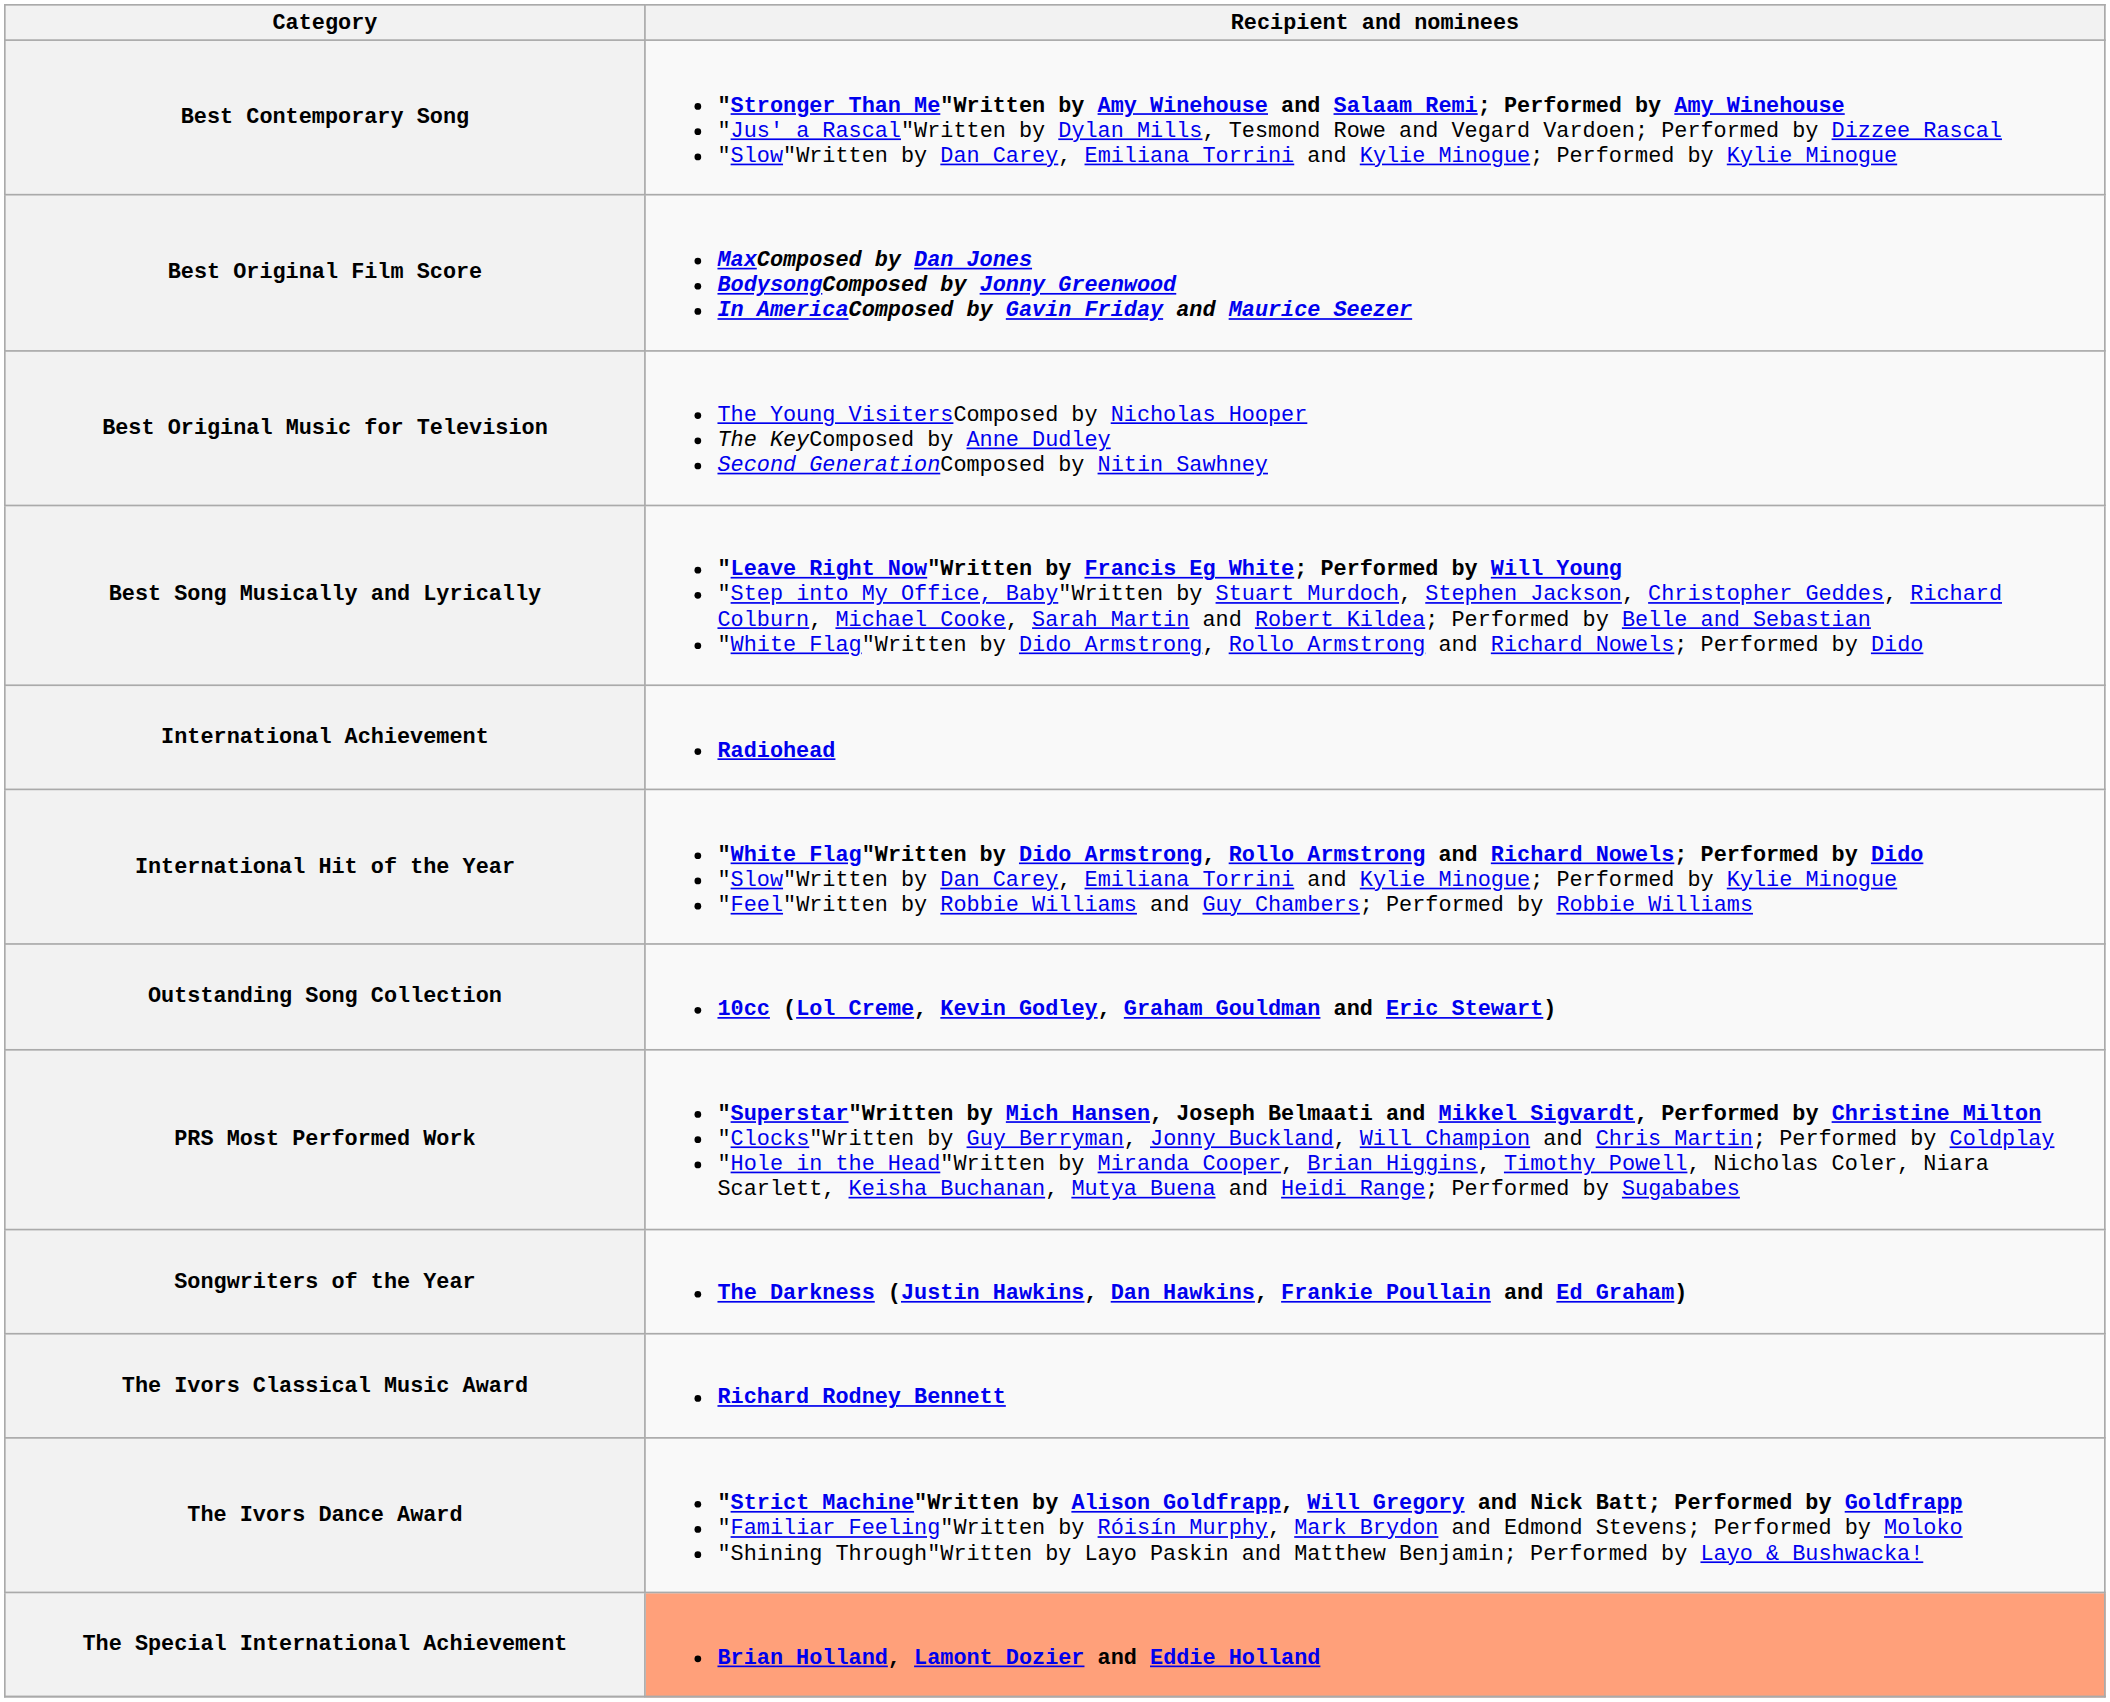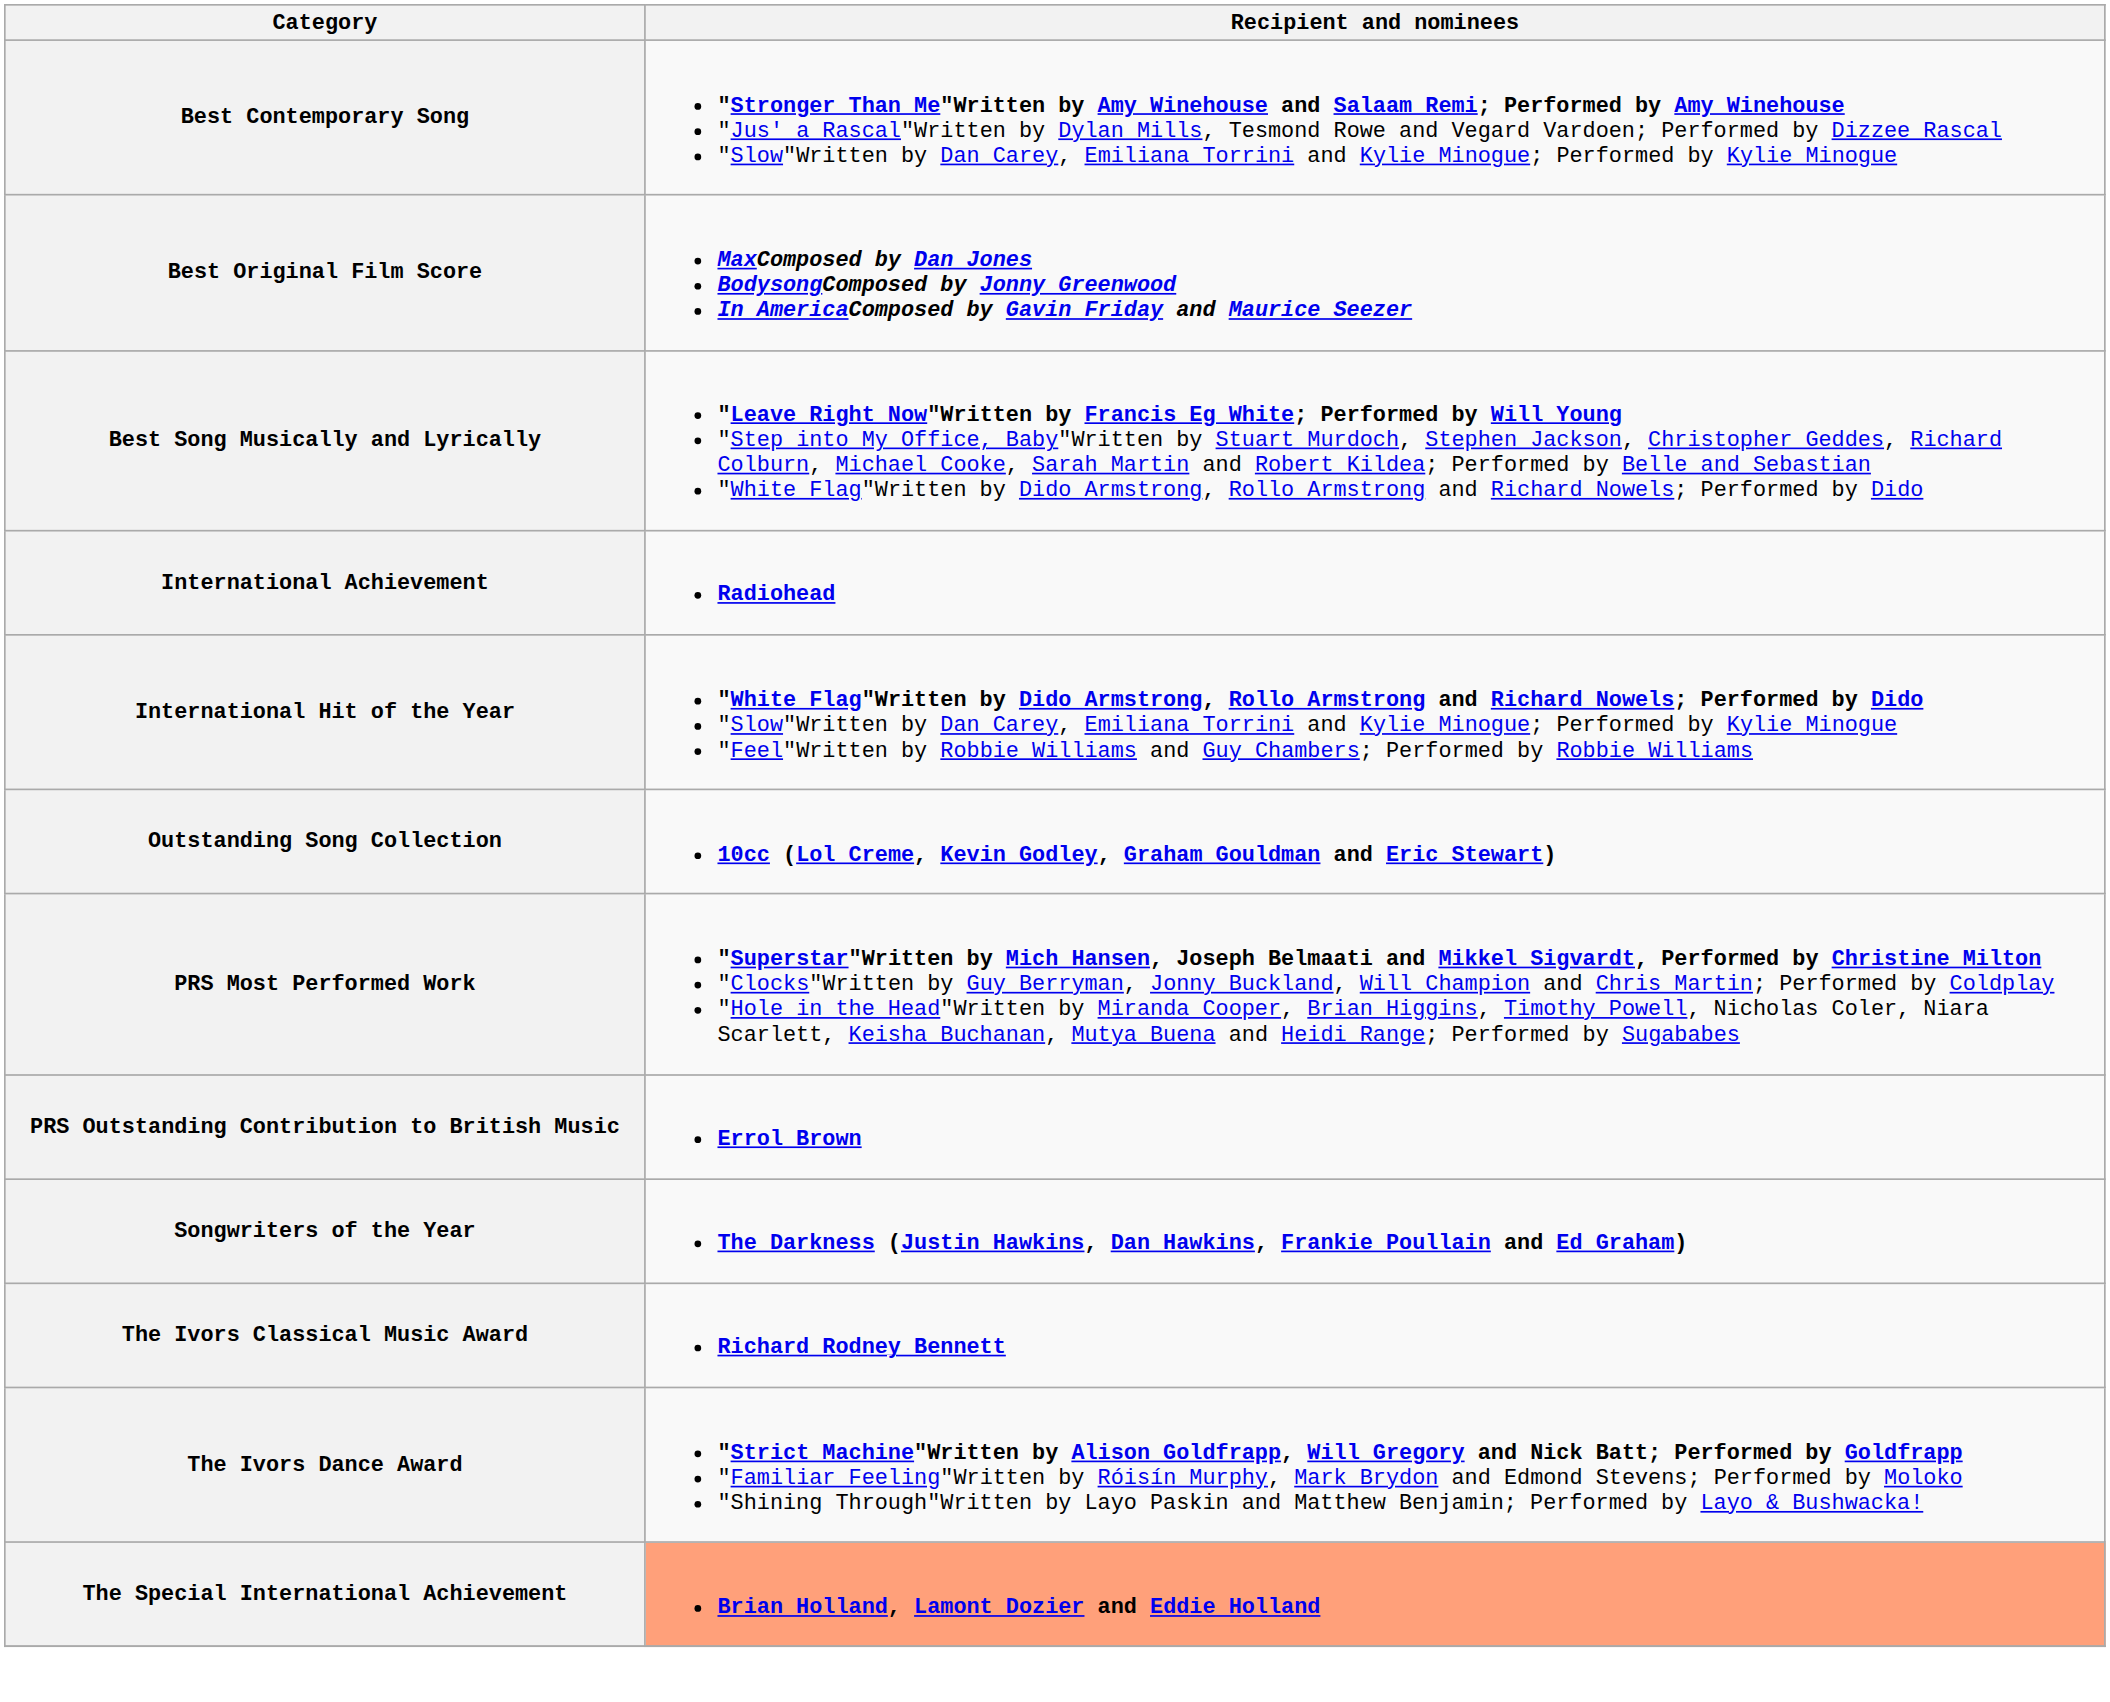- row: (325, 428)
+ row: (325, 1126)
